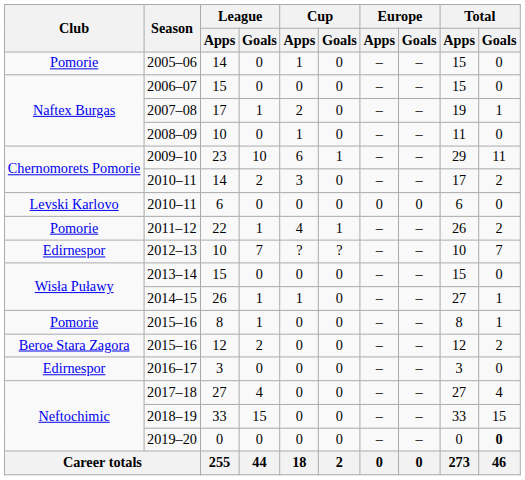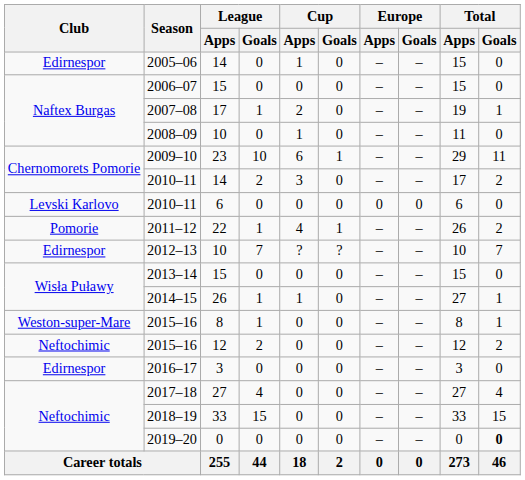(74, 63) Pomorie -> (74, 63) Edirnespor
(74, 322) Pomorie -> (74, 322) Weston-super-Mare
(74, 345) Beroe Stara Zagora -> (74, 345) Neftochimic
